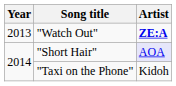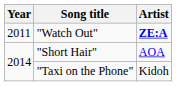(19, 33) 2013 -> (19, 33) 2011
(152, 52) lavender background -> (152, 52) no background
